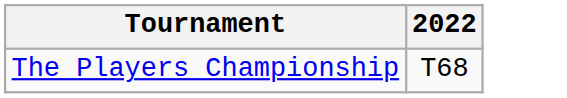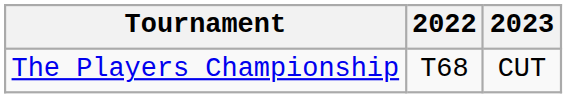+ column: (522, 27)
